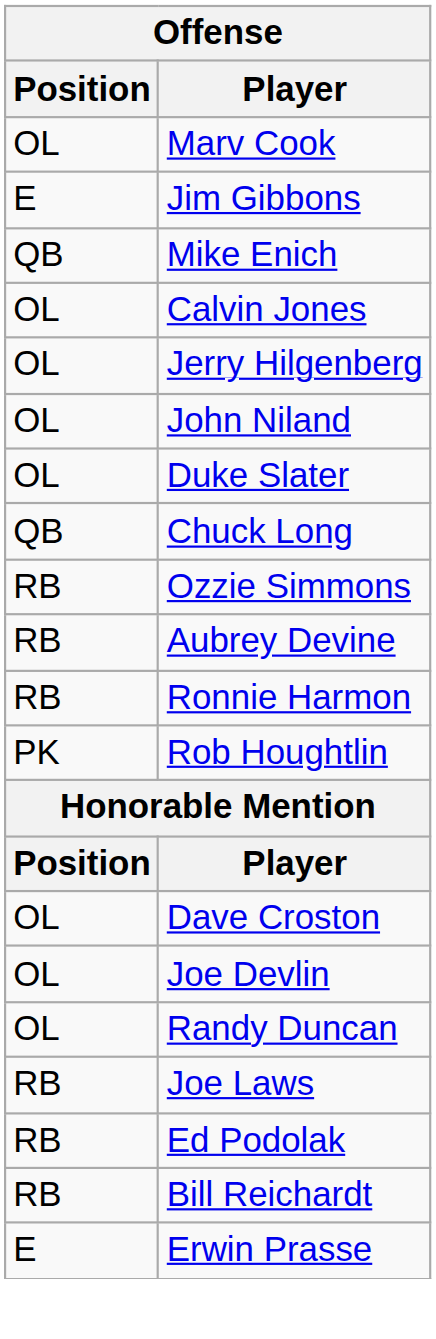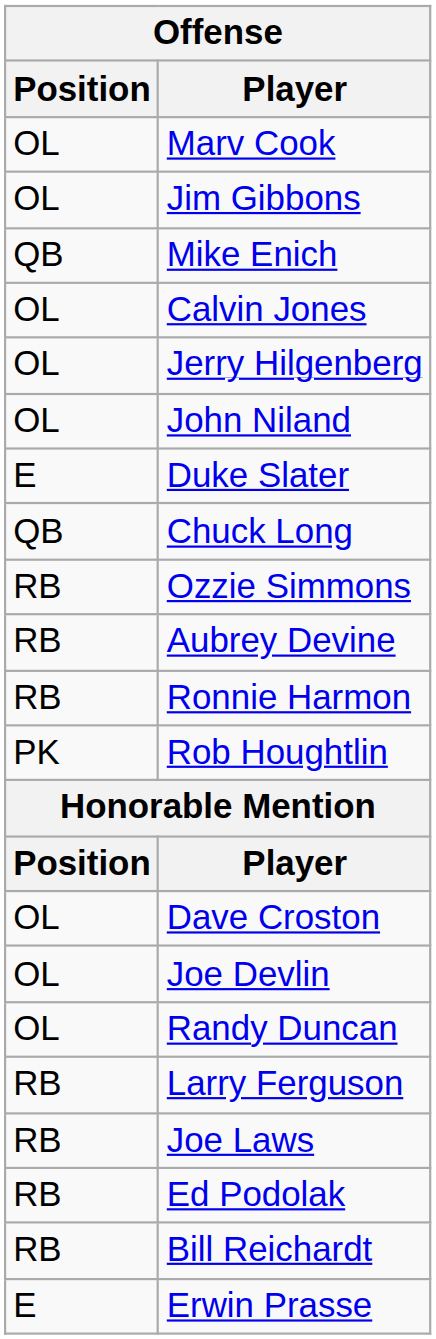(25, 198) E -> (36, 198) OL
(36, 475) OL -> (25, 475) E
+ row: (285, 1084)
